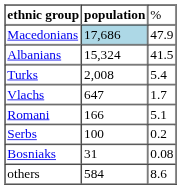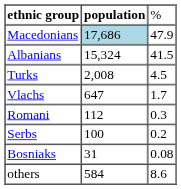(159, 74) 5.4 -> (159, 74) 4.5
(94, 114) 166 -> (94, 114) 112
(159, 114) 5.1 -> (159, 114) 0.3
